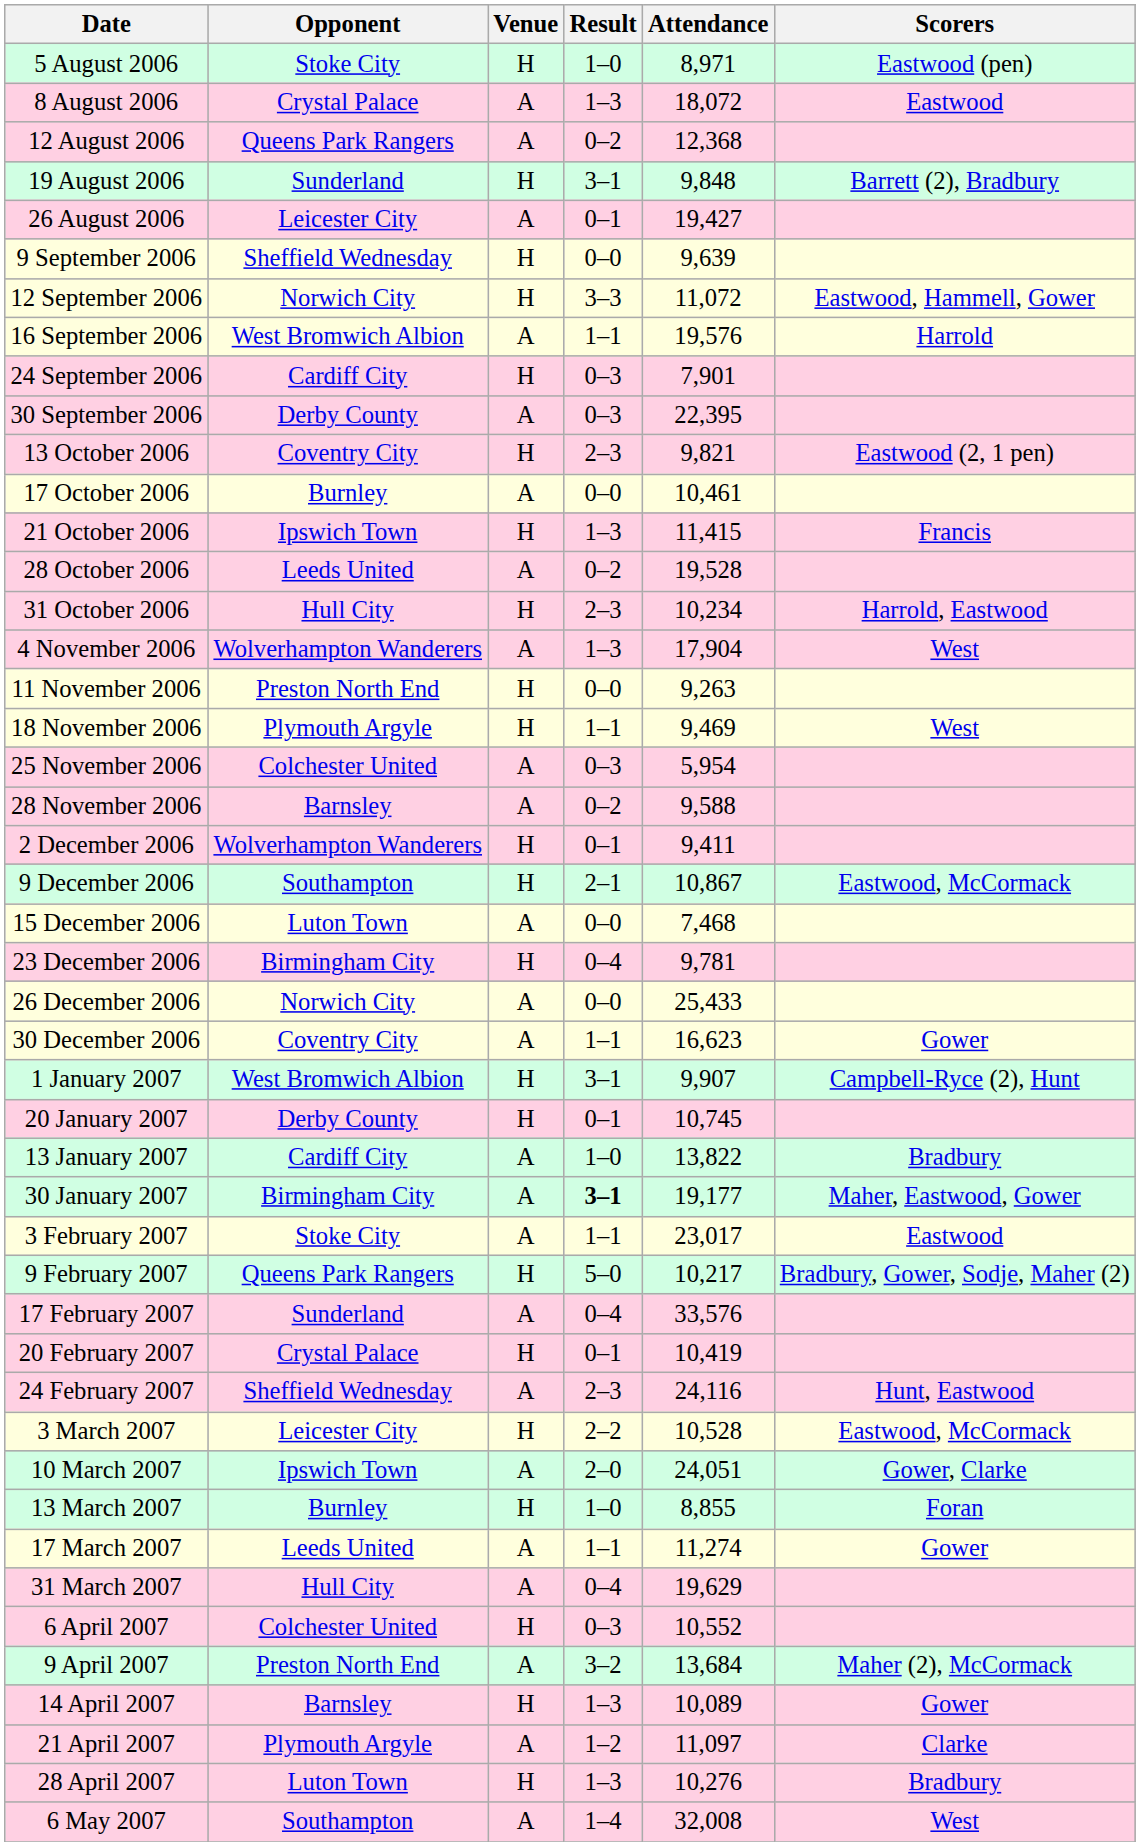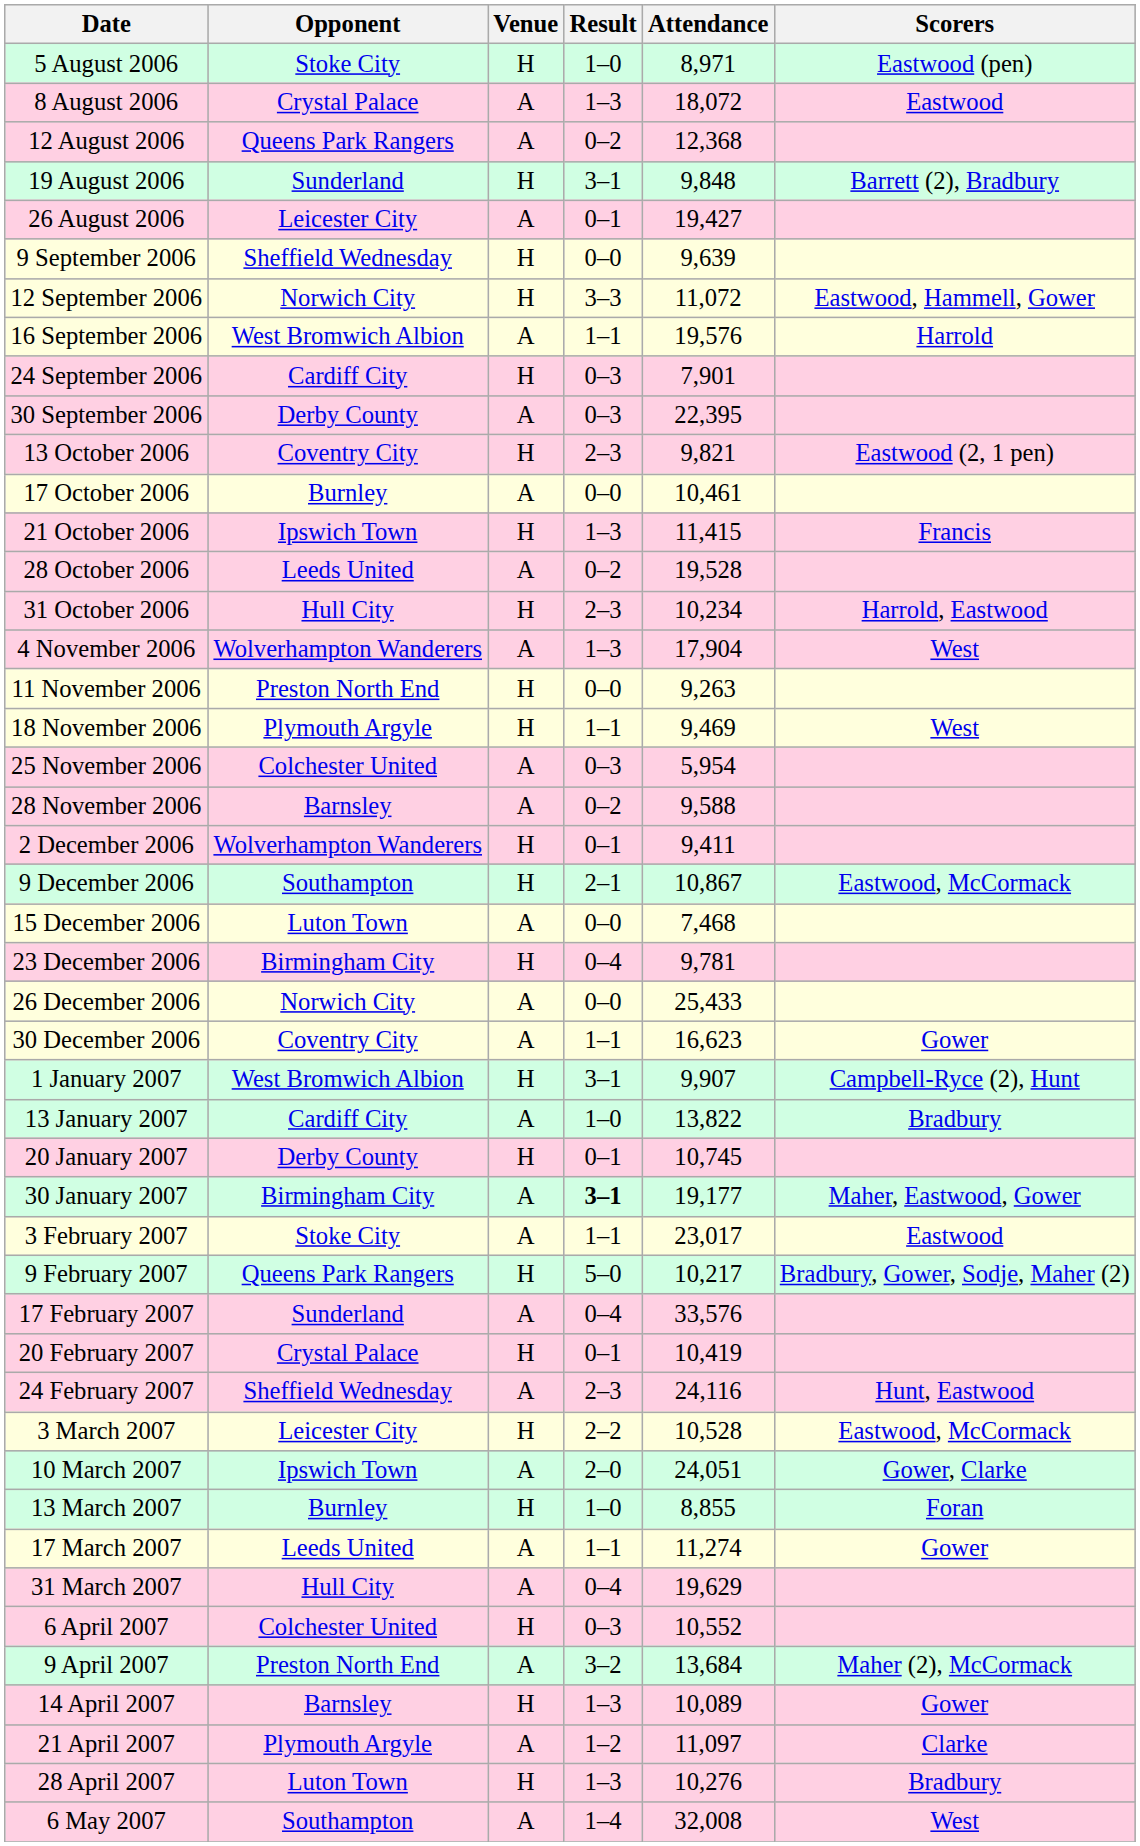rows swapped: (106, 1157) <-> (106, 1118)
